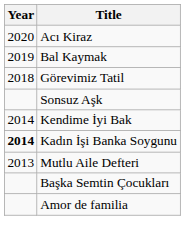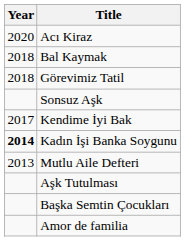(21, 57) 2019 -> (21, 57) 2018
(21, 120) 2014 -> (21, 120) 2017
+ row: (79, 183)
